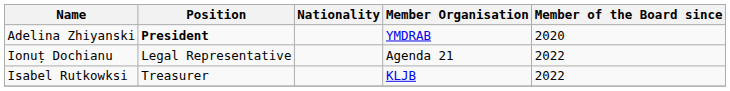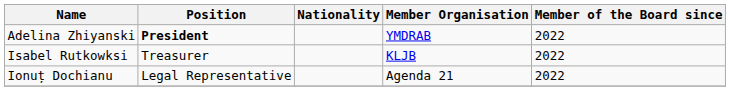(550, 35) 2020 -> (550, 35) 2022
rows swapped: (60, 55) <-> (68, 76)
